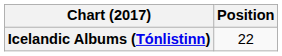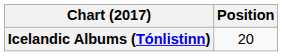(246, 39) 22 -> (246, 39) 20
